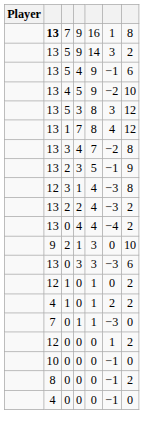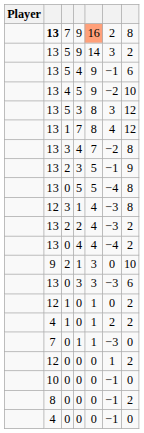(94, 33) no background -> (94, 33) lightsalmon background
(112, 33) 1 -> (112, 33) 2
+ row: (67, 187)
